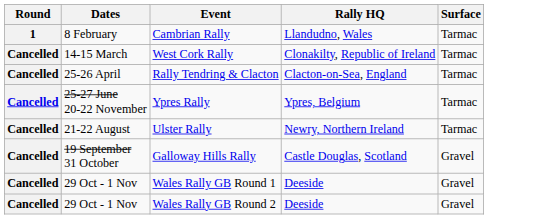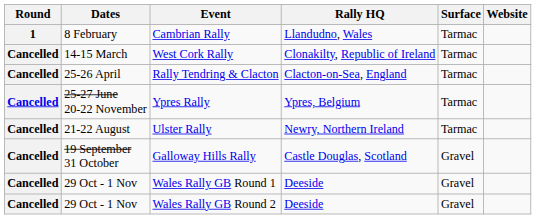+ column: (507, 14)
